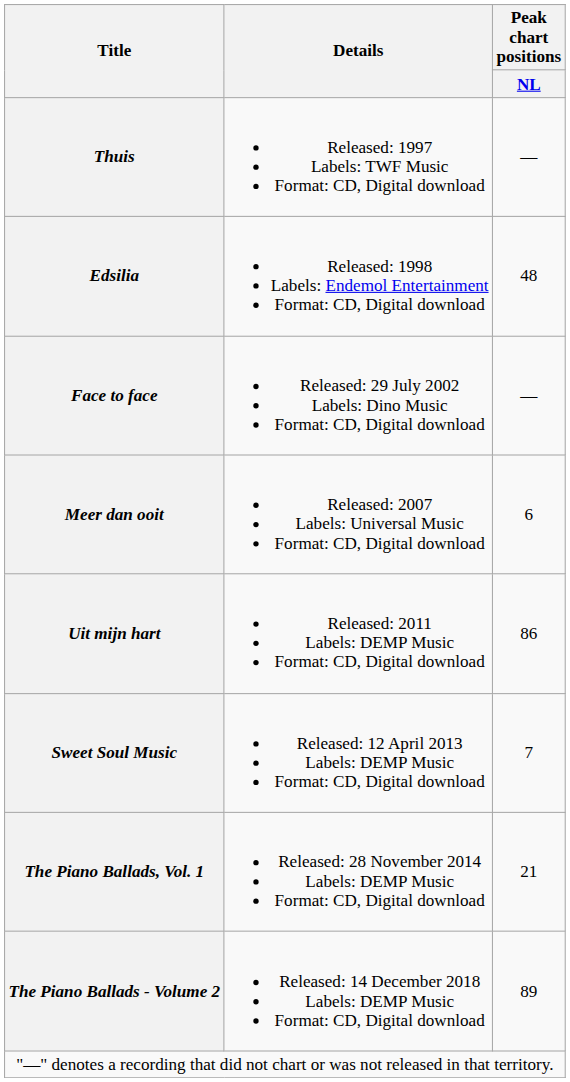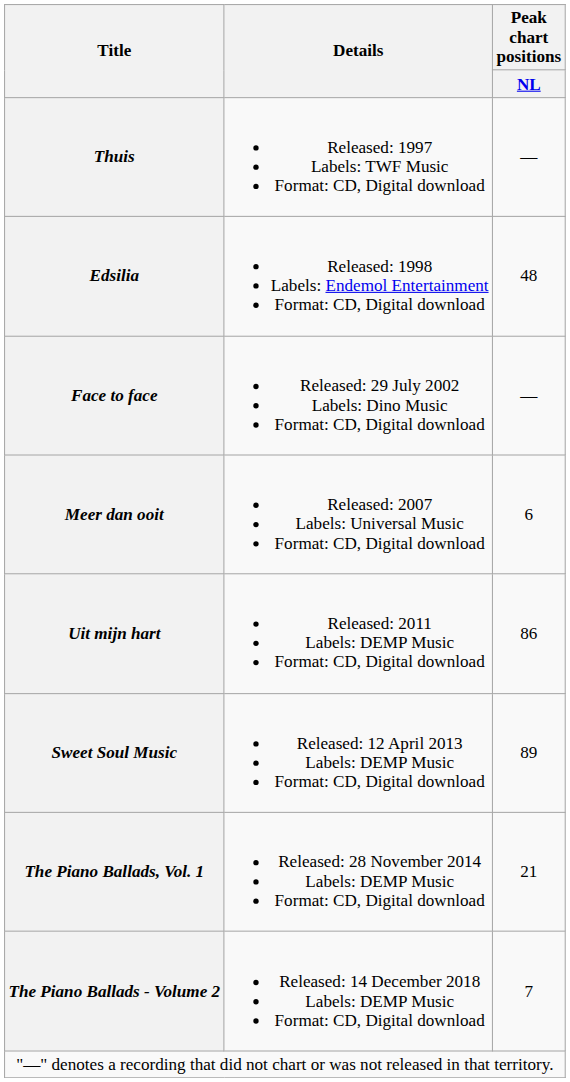(529, 752) 7 -> (529, 752) 89
(529, 991) 89 -> (529, 991) 7
